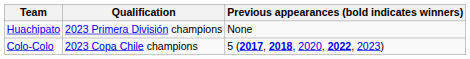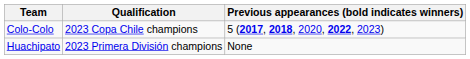rows swapped: (33, 29) <-> (30, 46)
